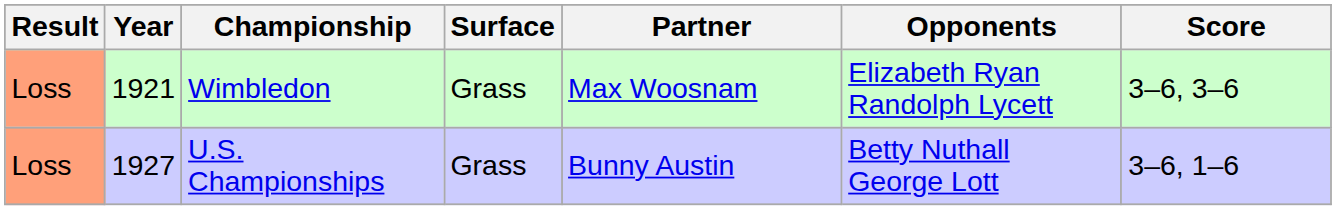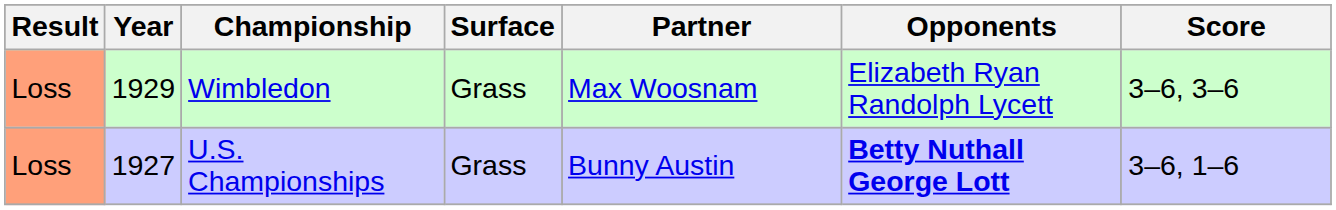(143, 88) 1921 -> (143, 88) 1929
(929, 165) normal -> (936, 165) bold
